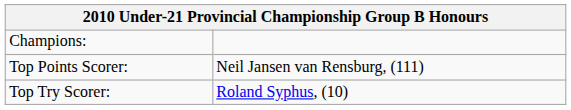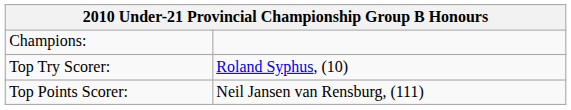rows swapped: (60, 92) <-> (69, 67)
